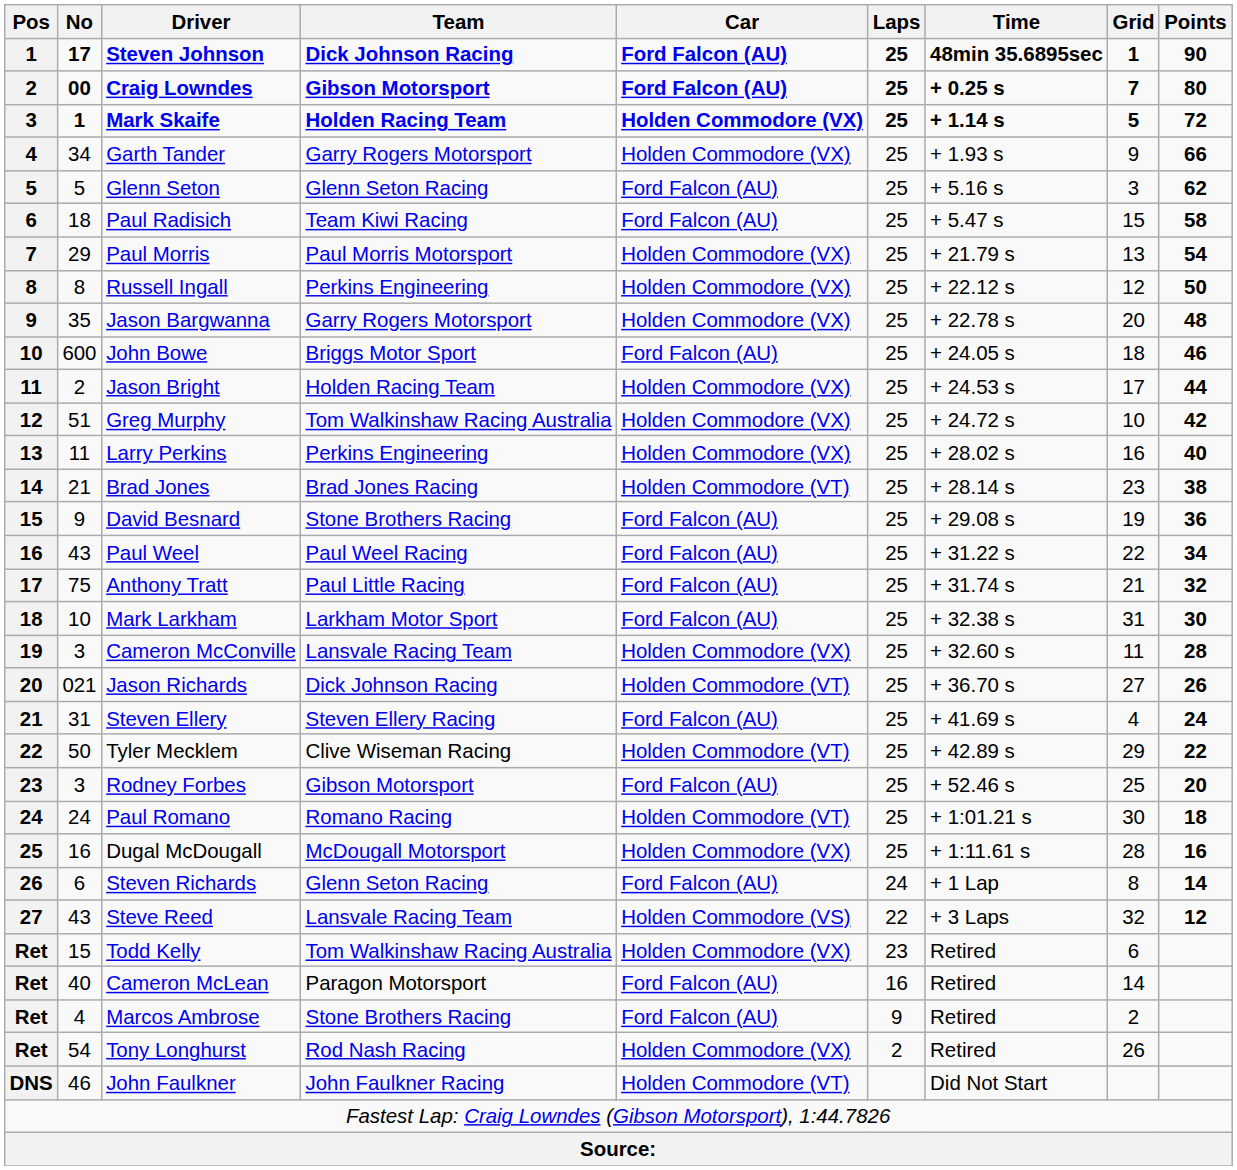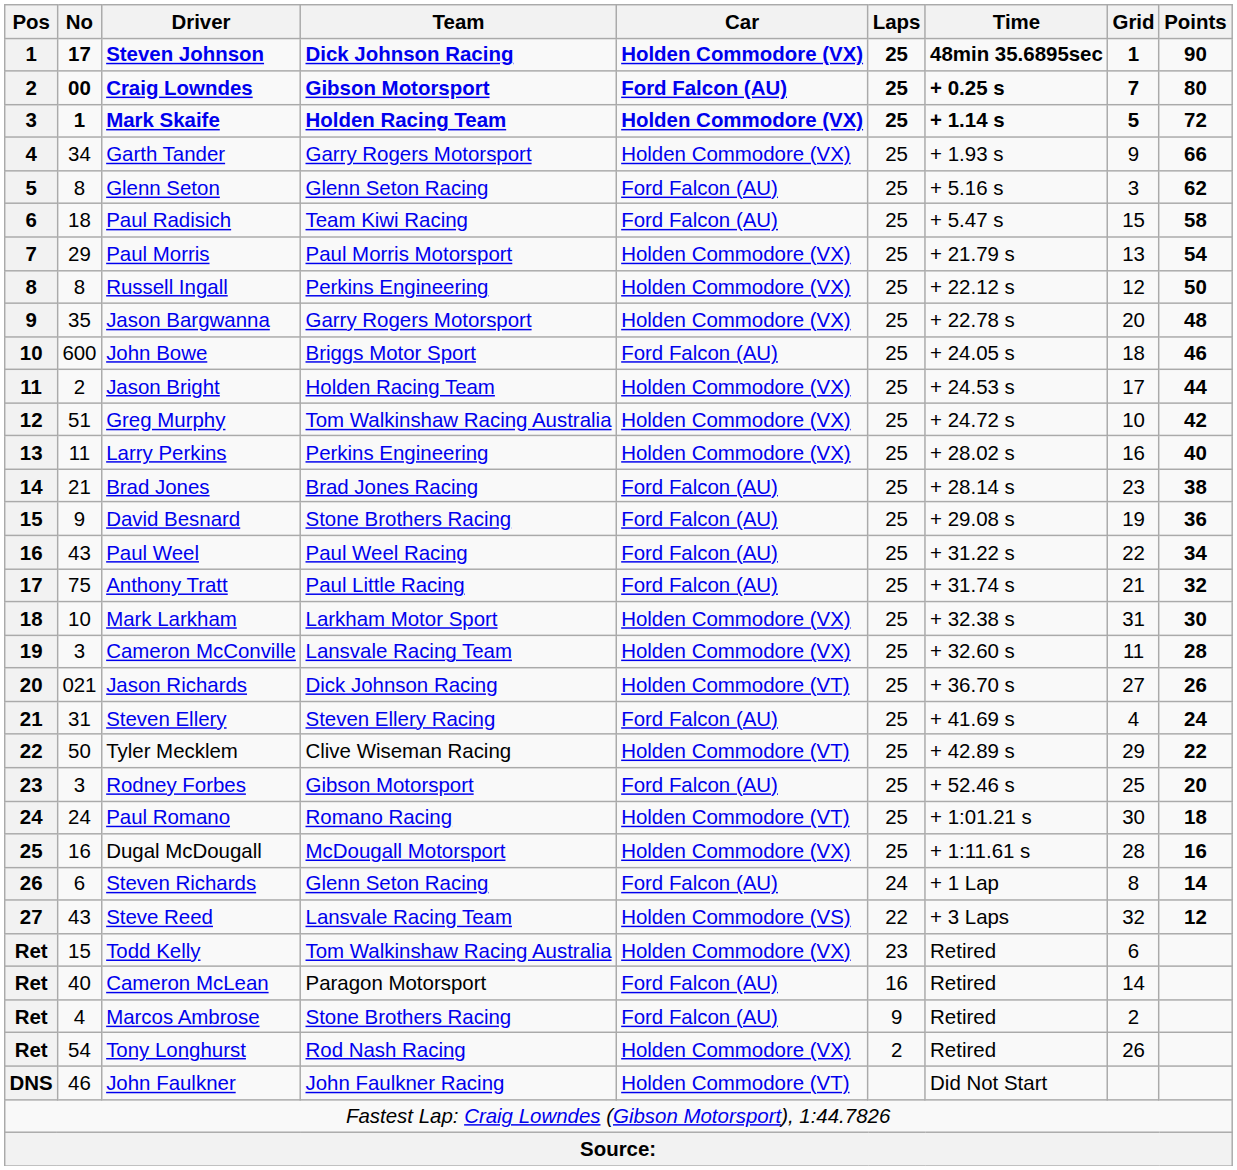(704, 54) Ford Falcon (AU) -> (742, 54) Holden Commodore (VX)
(79, 187) 5 -> (79, 187) 8
(735, 486) Holden Commodore (VT) -> (700, 486) Ford Falcon (AU)
(700, 618) Ford Falcon (AU) -> (736, 618) Holden Commodore (VX)
